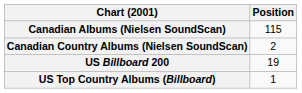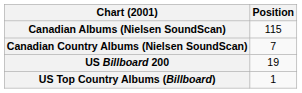(273, 46) 2 -> (273, 46) 7
